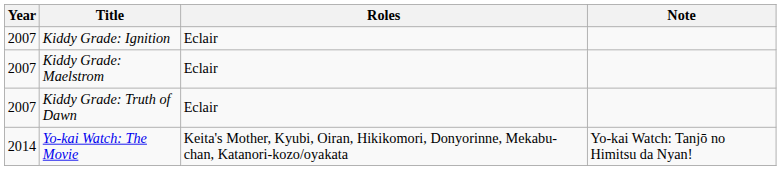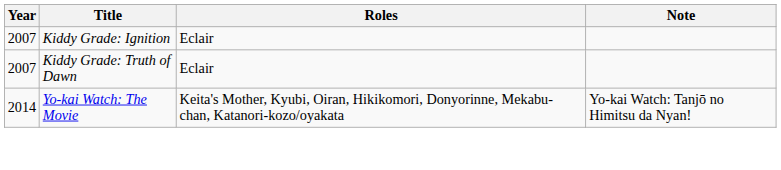- row: (82, 68)
